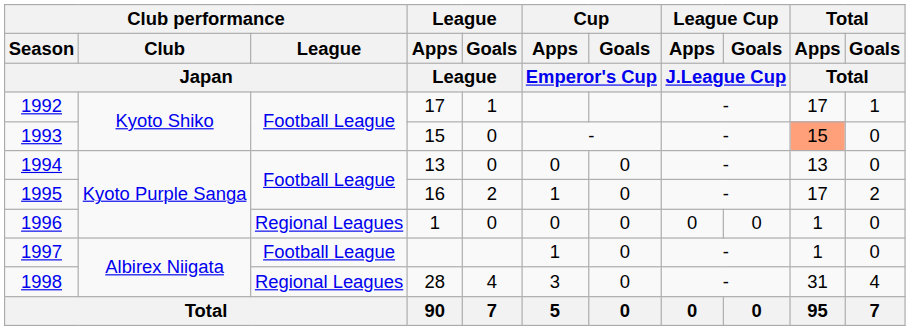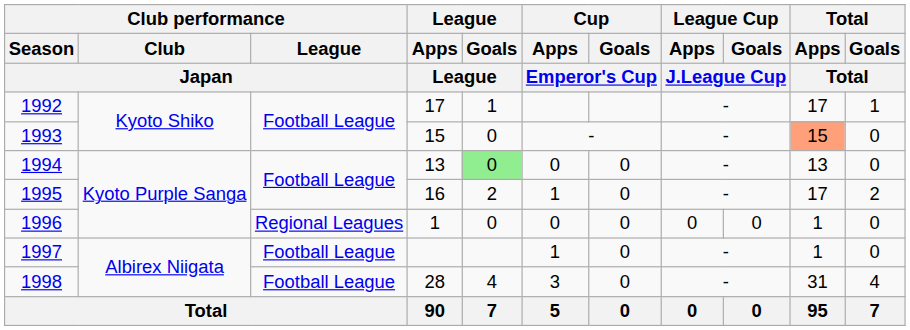(492, 164) no background -> (492, 164) lightgreen background
(329, 281) Regional Leagues -> (329, 281) Football League
